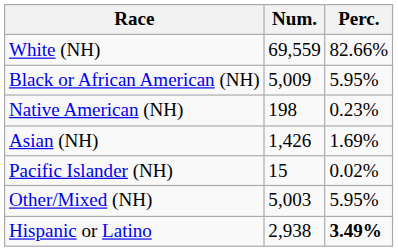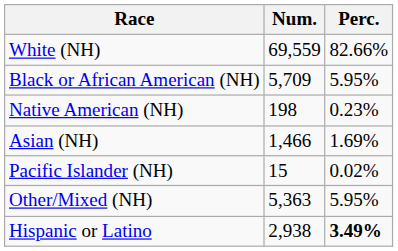(290, 79) 5,009 -> (290, 79) 5,709
(290, 140) 1,426 -> (290, 140) 1,466
(290, 200) 5,003 -> (290, 200) 5,363
